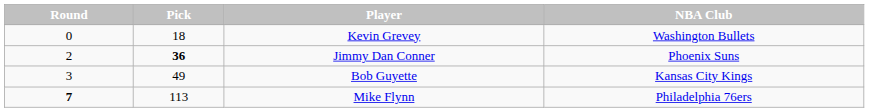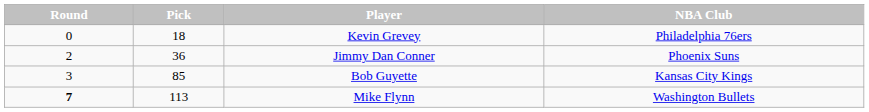(704, 35) Washington Bullets -> (704, 35) Philadelphia 76ers
(179, 55) bold -> (179, 55) normal
(179, 76) 49 -> (179, 76) 85
(704, 96) Philadelphia 76ers -> (704, 96) Washington Bullets
